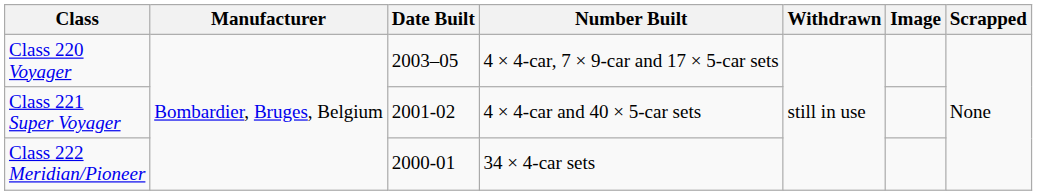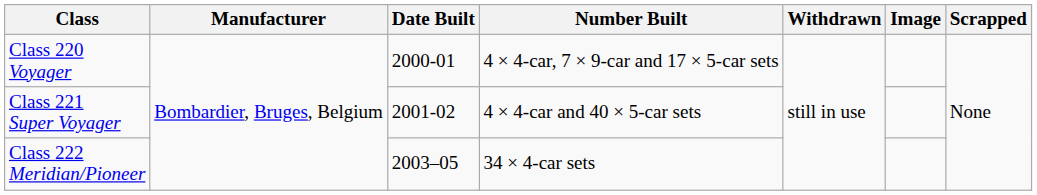(425, 60) 2003–05 -> (423, 60) 2000-01
(423, 163) 2000-01 -> (425, 163) 2003–05
